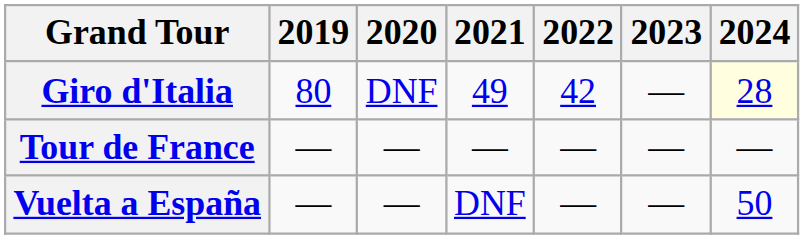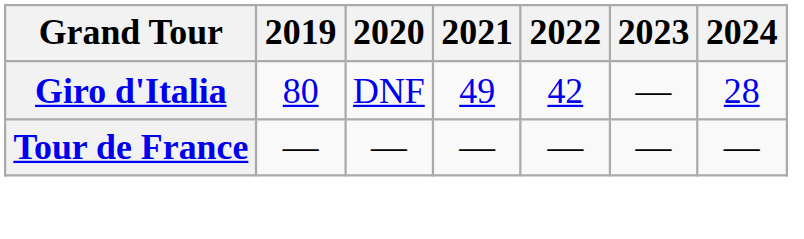(754, 89) lightyellow background -> (742, 89) no background
- row: (137, 203)
